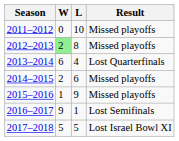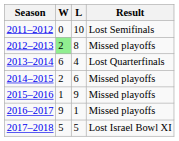(122, 29) Missed playoffs -> (121, 29) Lost Semifinals
(121, 111) Lost Semifinals -> (122, 111) Missed playoffs
